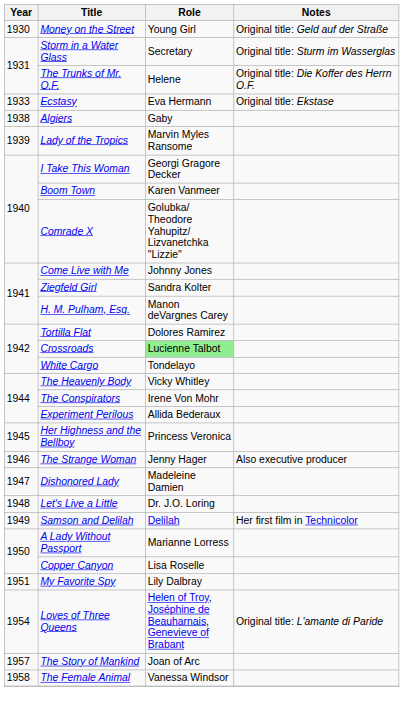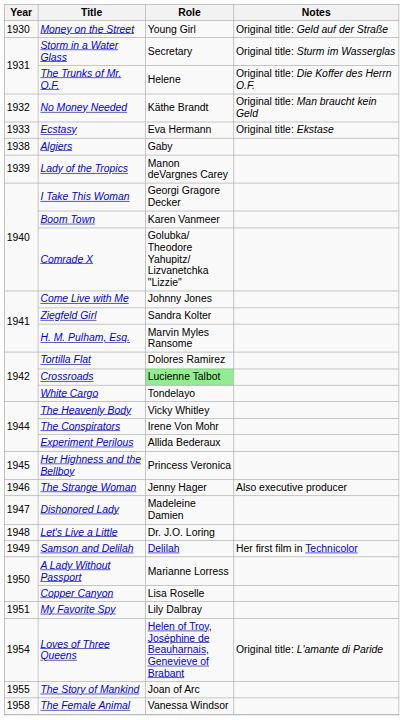+ row: (84, 107)
(178, 140) Marvin Myles Ransome -> (188, 169) Manon deVargnes Carey
(188, 310) Manon deVargnes Carey -> (178, 338) Marvin Myles Ransome
(18, 661) 1957 -> (18, 689) 1955
